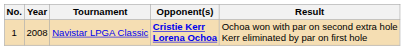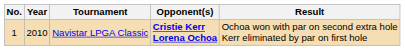(37, 33) 2008 -> (37, 33) 2010
